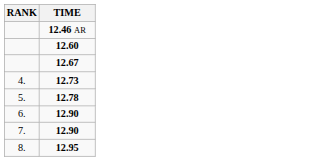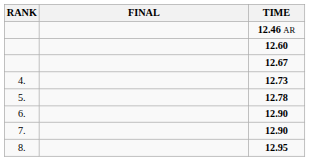+ column: (144, 13)
